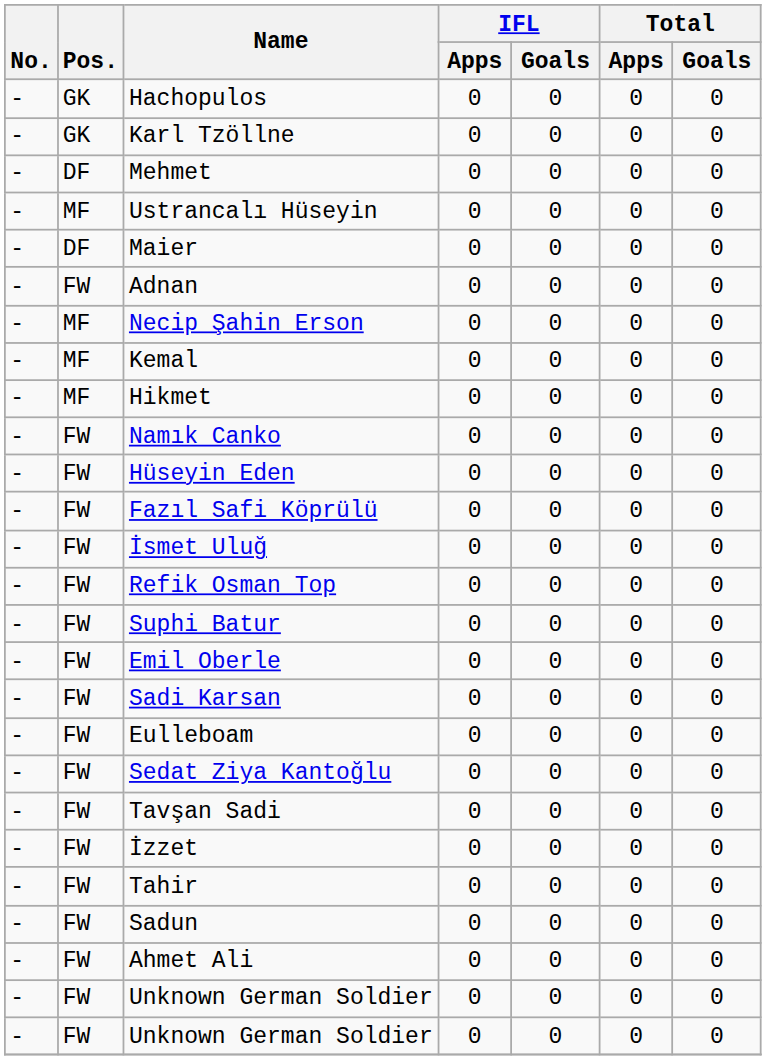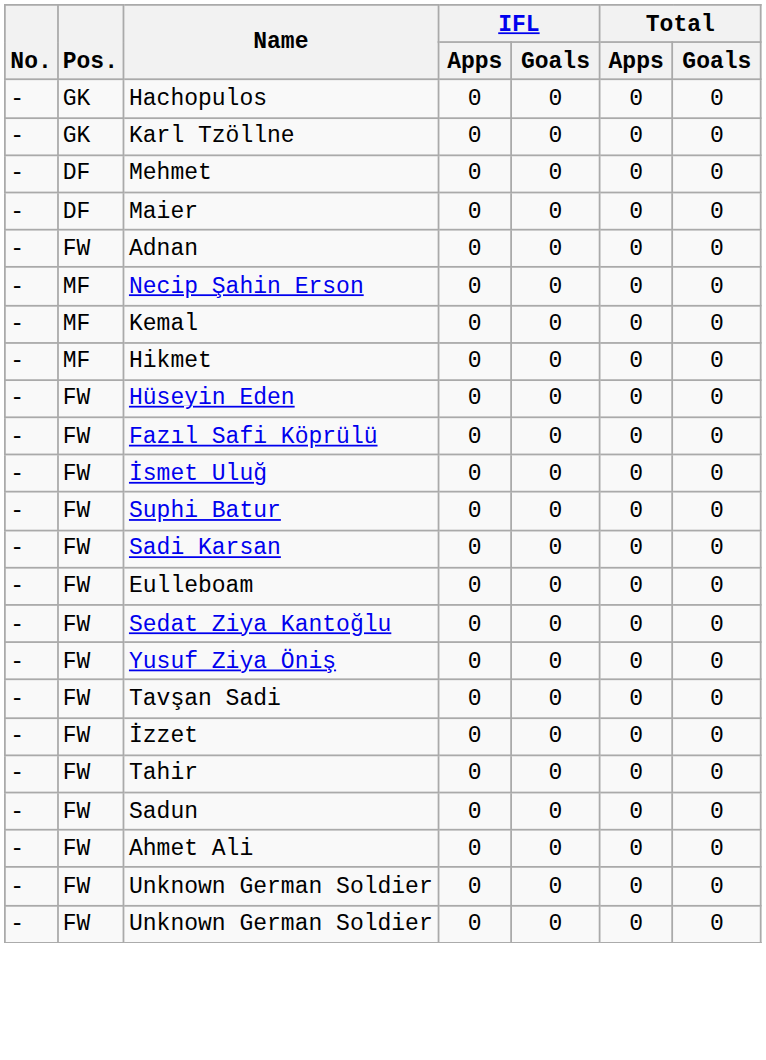- row: (77, 211)
- row: (77, 436)
- row: (77, 586)
- row: (77, 661)
+ row: (77, 661)
